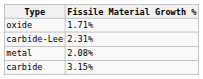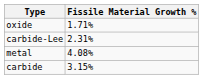(80, 53) 2.08% -> (80, 53) 4.08%
